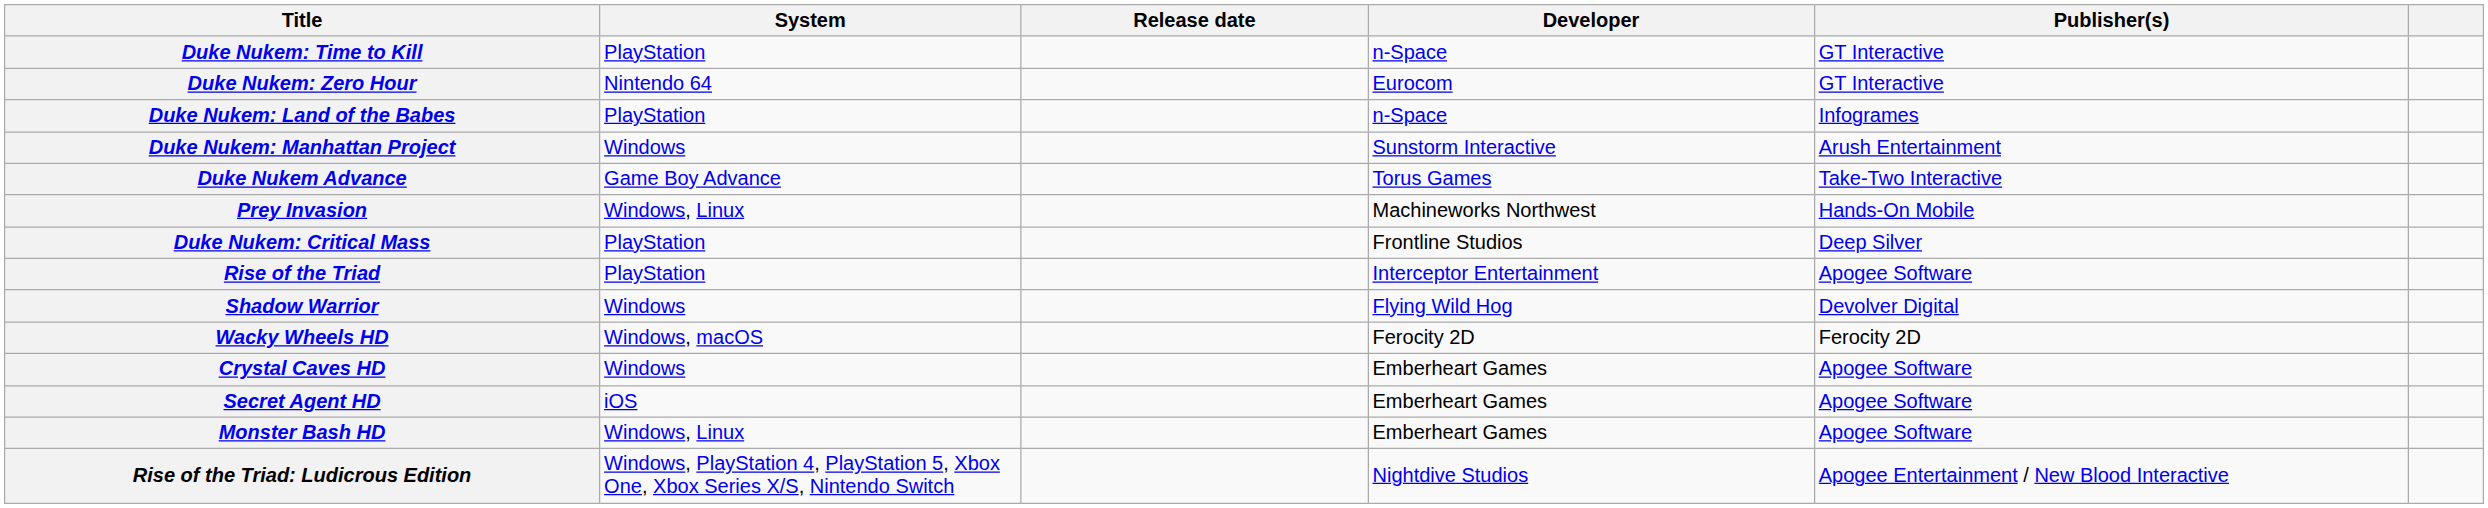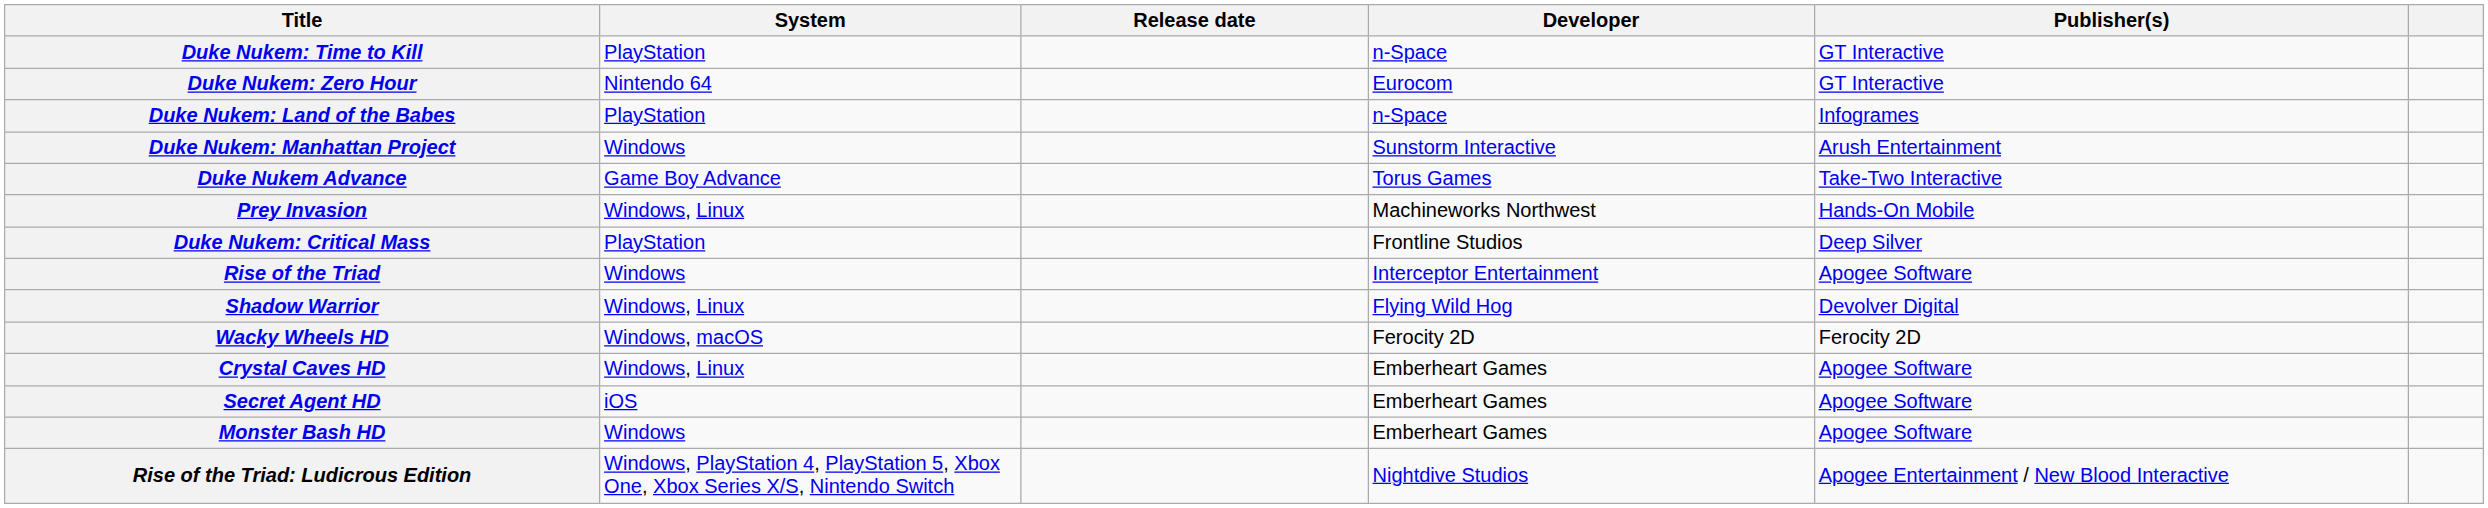(655, 274) PlayStation -> (645, 274) Windows
(645, 305) Windows -> (674, 305) Windows, Linux
(645, 369) Windows -> (674, 369) Windows, Linux
(674, 432) Windows, Linux -> (645, 432) Windows
